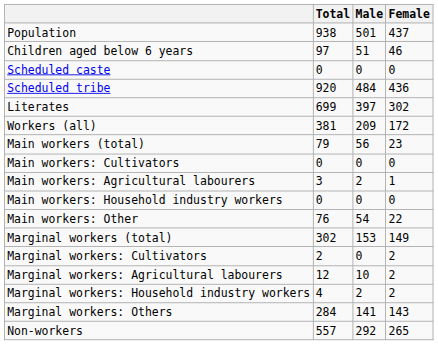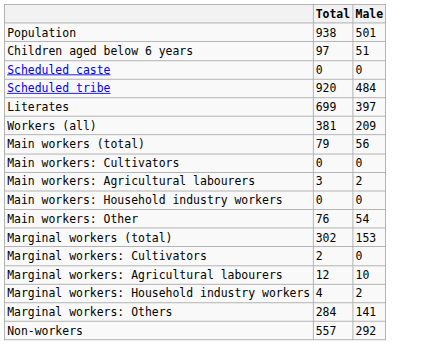- column: (409, 14)
